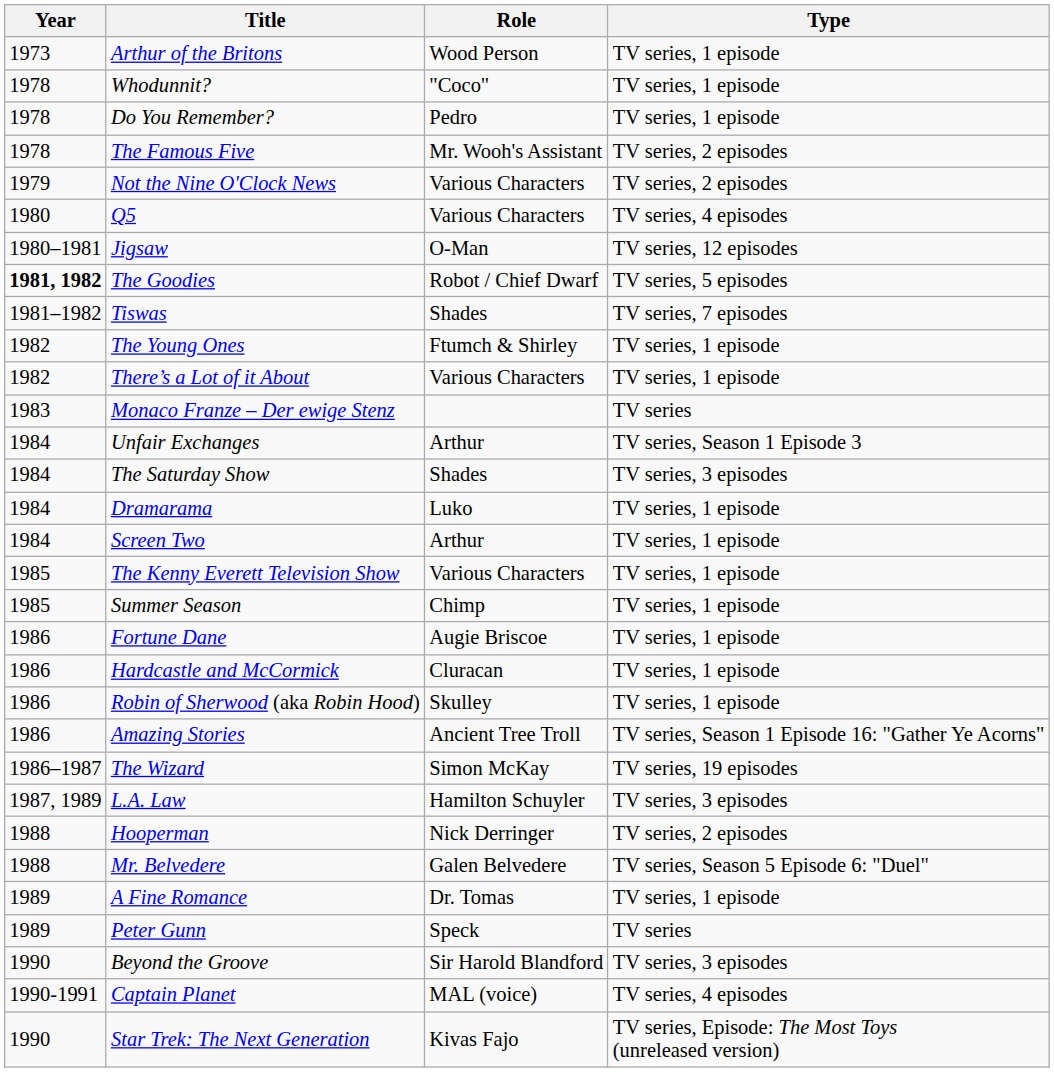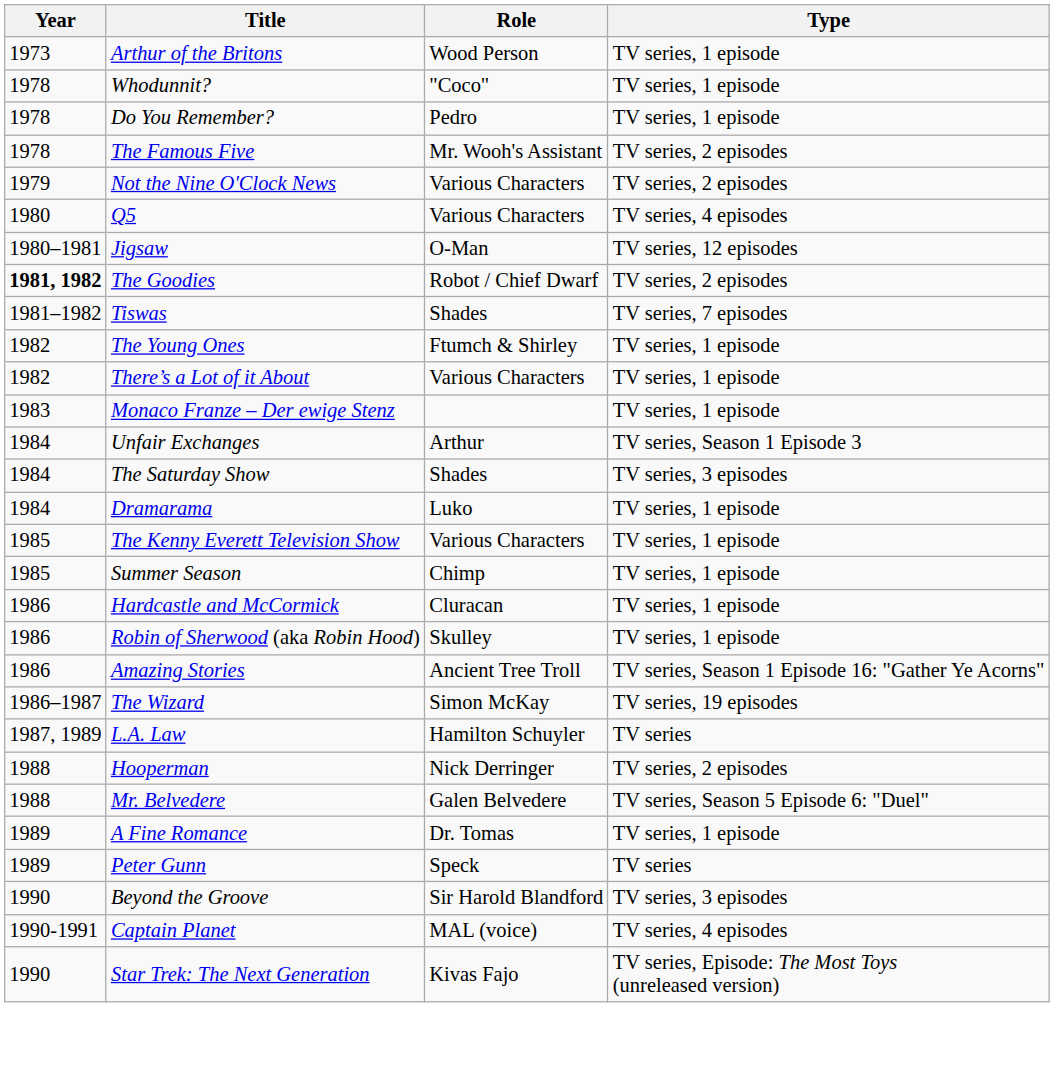(700, 280) TV series, 5 episodes -> (700, 280) TV series, 2 episodes
(652, 410) TV series -> (696, 410) TV series, 1 episode
- row: (158, 540)
- row: (169, 637)
(700, 800) TV series, 3 episodes -> (652, 735) TV series
